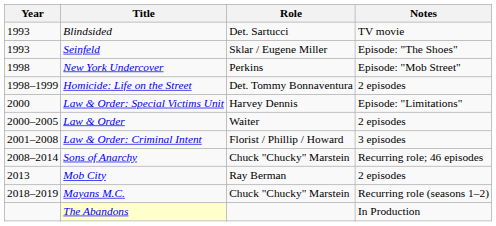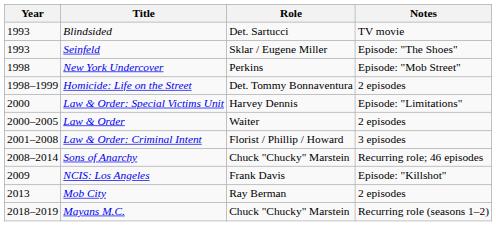+ row: (106, 175)
- row: (96, 211)
